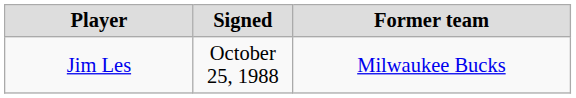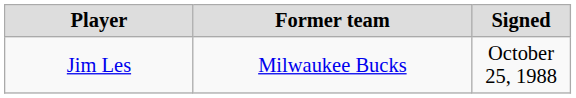columns swapped: (243, 20) <-> (431, 20)
